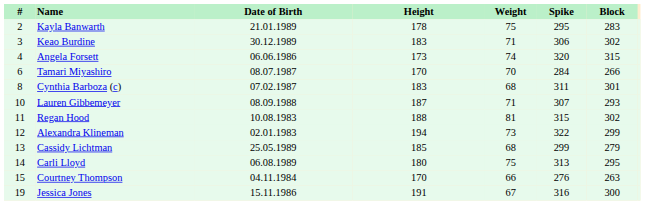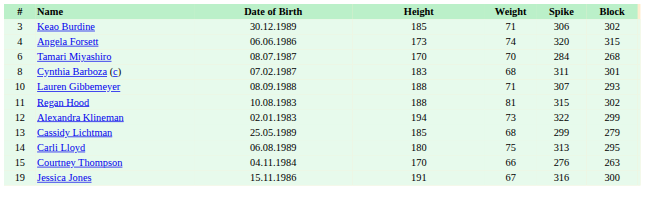- row: (71, 26)
(419, 41) 183 -> (419, 26) 185
(612, 72) 266 -> (612, 57) 268
(419, 102) 187 -> (419, 87) 188
